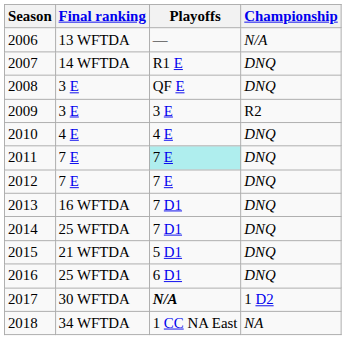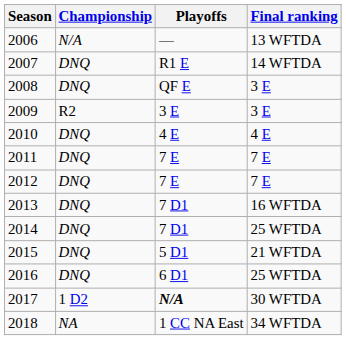columns swapped: (102, 16) <-> (291, 16)
(163, 157) paleturquoise background -> (169, 157) no background
